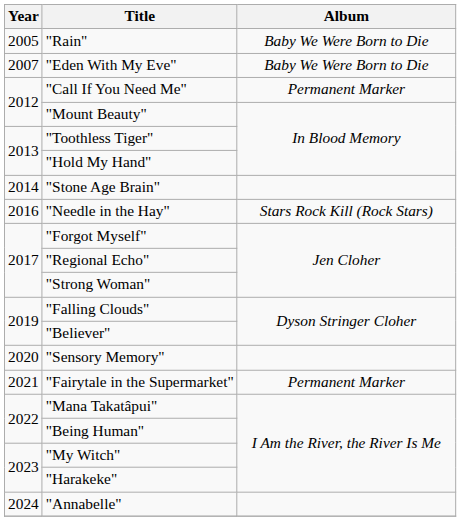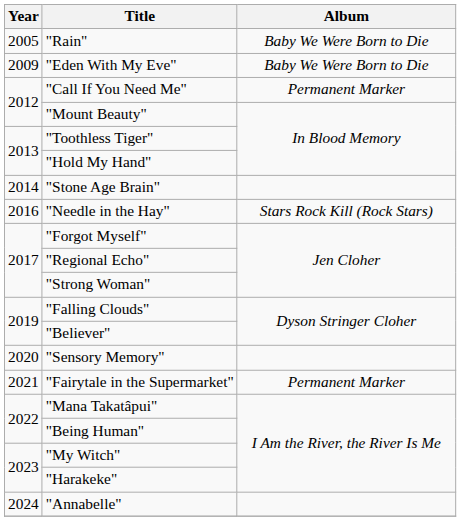(23, 65) 2007 -> (23, 65) 2009
